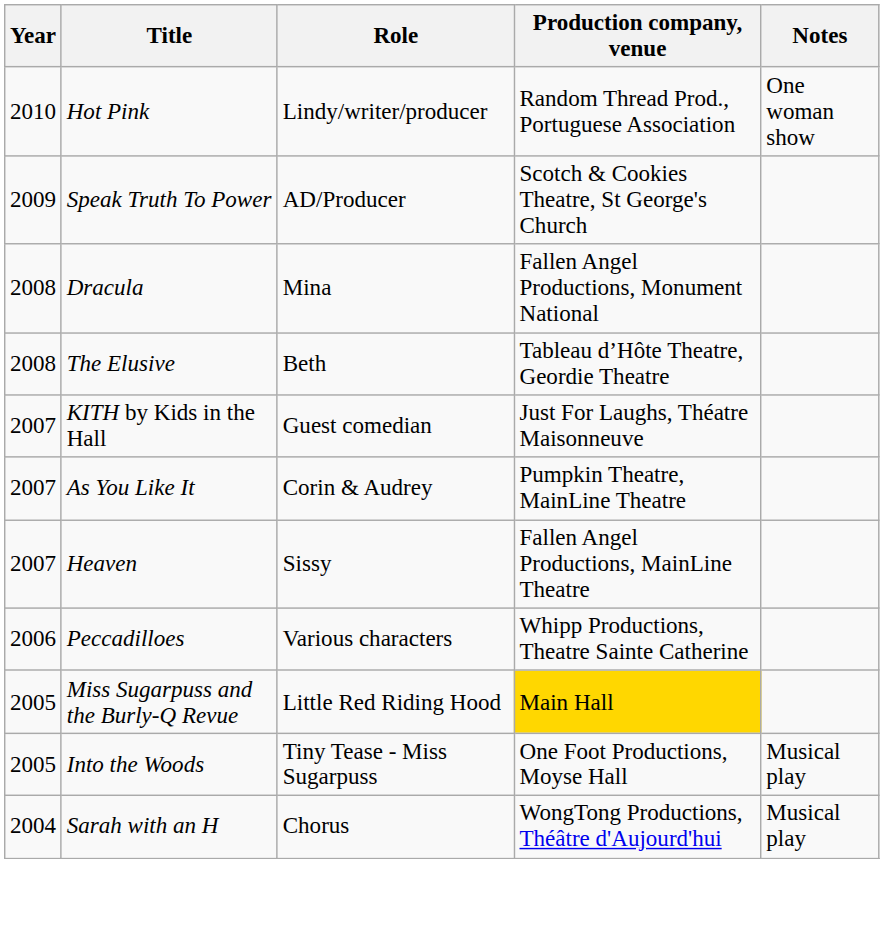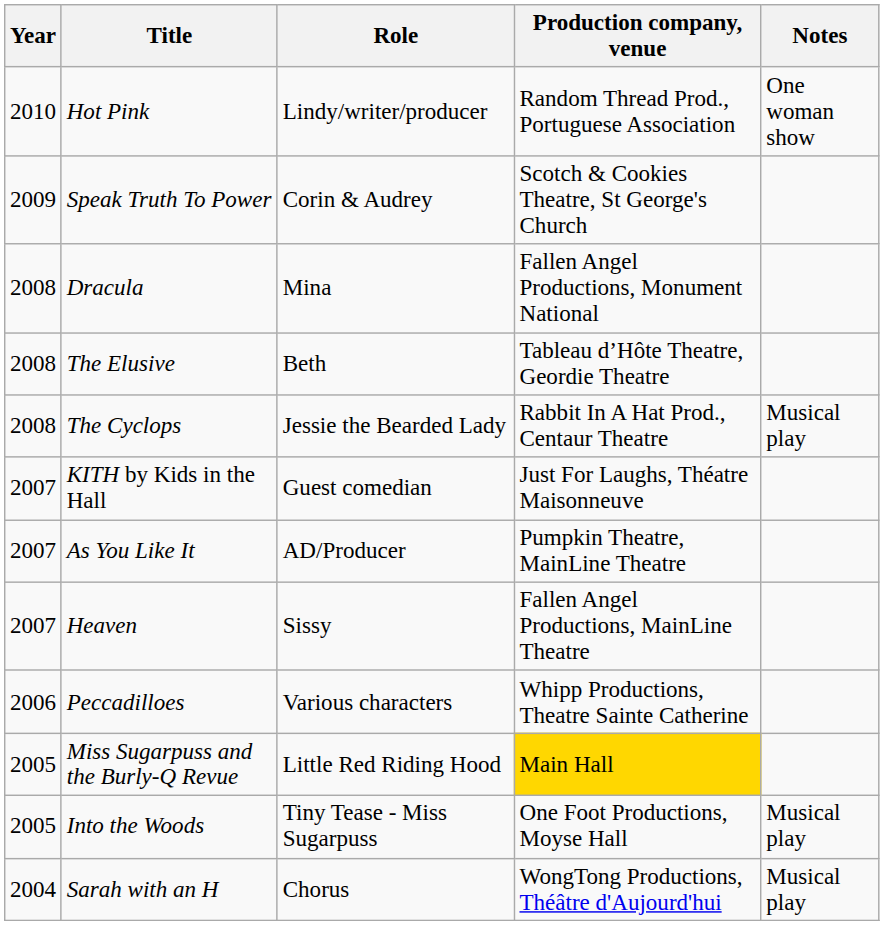(344, 199) AD/Producer -> (358, 199) Corin & Audrey
+ row: (124, 425)
(358, 488) Corin & Audrey -> (344, 550) AD/Producer
